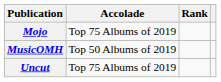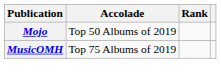(122, 31) Top 75 Albums of 2019 -> (122, 31) Top 50 Albums of 2019
(122, 49) Top 50 Albums of 2019 -> (122, 49) Top 75 Albums of 2019
- row: (35, 67)
